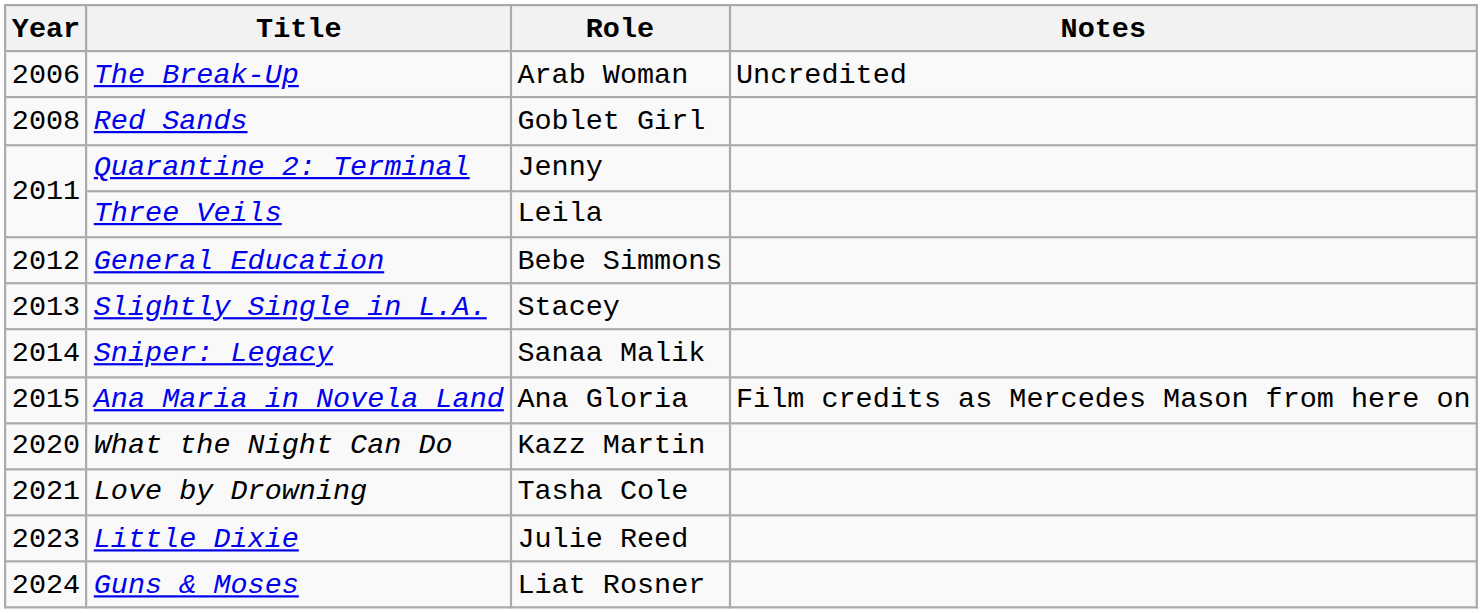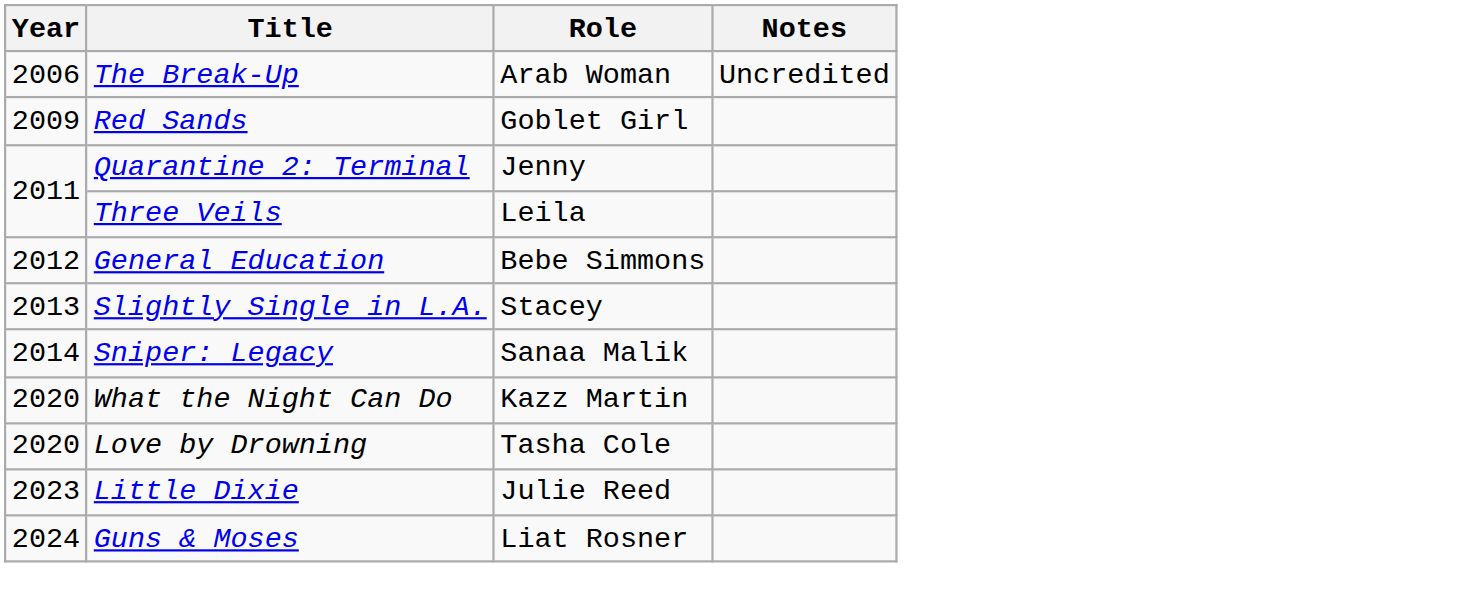(46, 121) 2008 -> (46, 121) 2009
- row: (299, 400)
(46, 492) 2021 -> (46, 446) 2020
